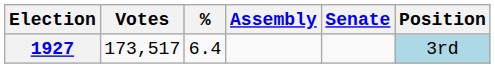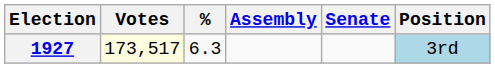(142, 49) no background -> (142, 49) lightyellow background
(205, 49) 6.4 -> (205, 49) 6.3
